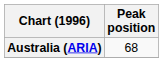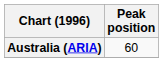(131, 47) 68 -> (131, 47) 60
